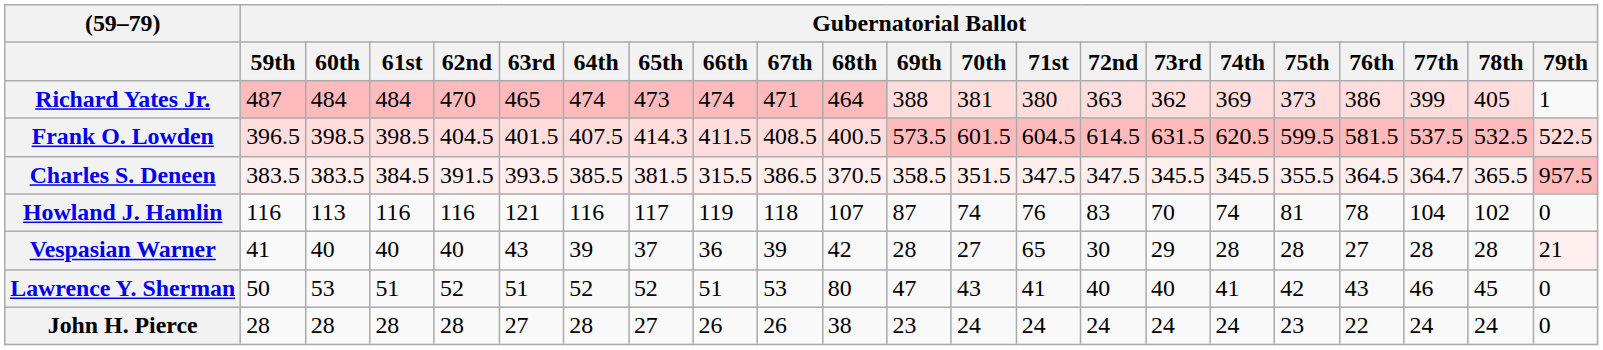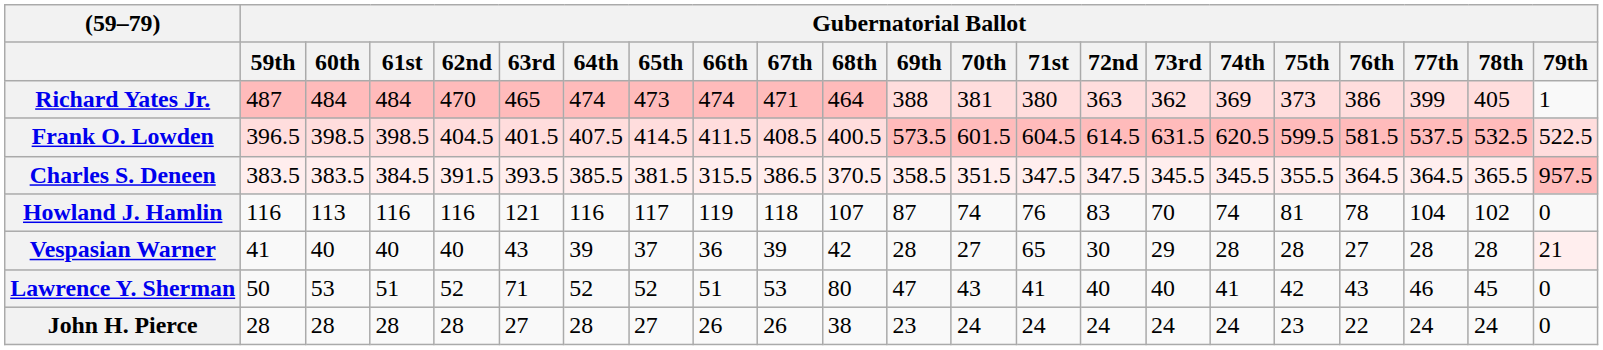(661, 136) 414.3 -> (661, 136) 414.5
(1436, 174) 364.7 -> (1436, 174) 364.5
(517, 288) 51 -> (517, 288) 71
